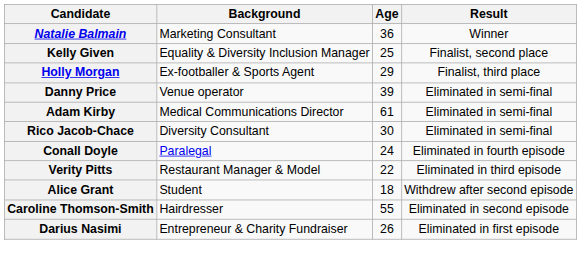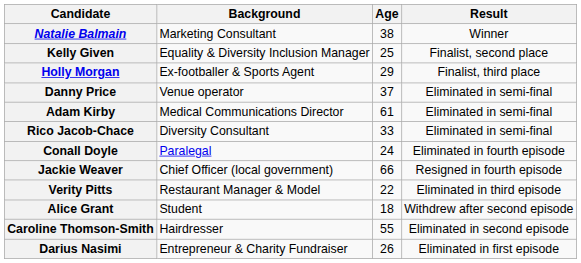(387, 33) 36 -> (387, 33) 38
(387, 92) 39 -> (387, 92) 37
(387, 131) 30 -> (387, 131) 33
+ row: (80, 170)
